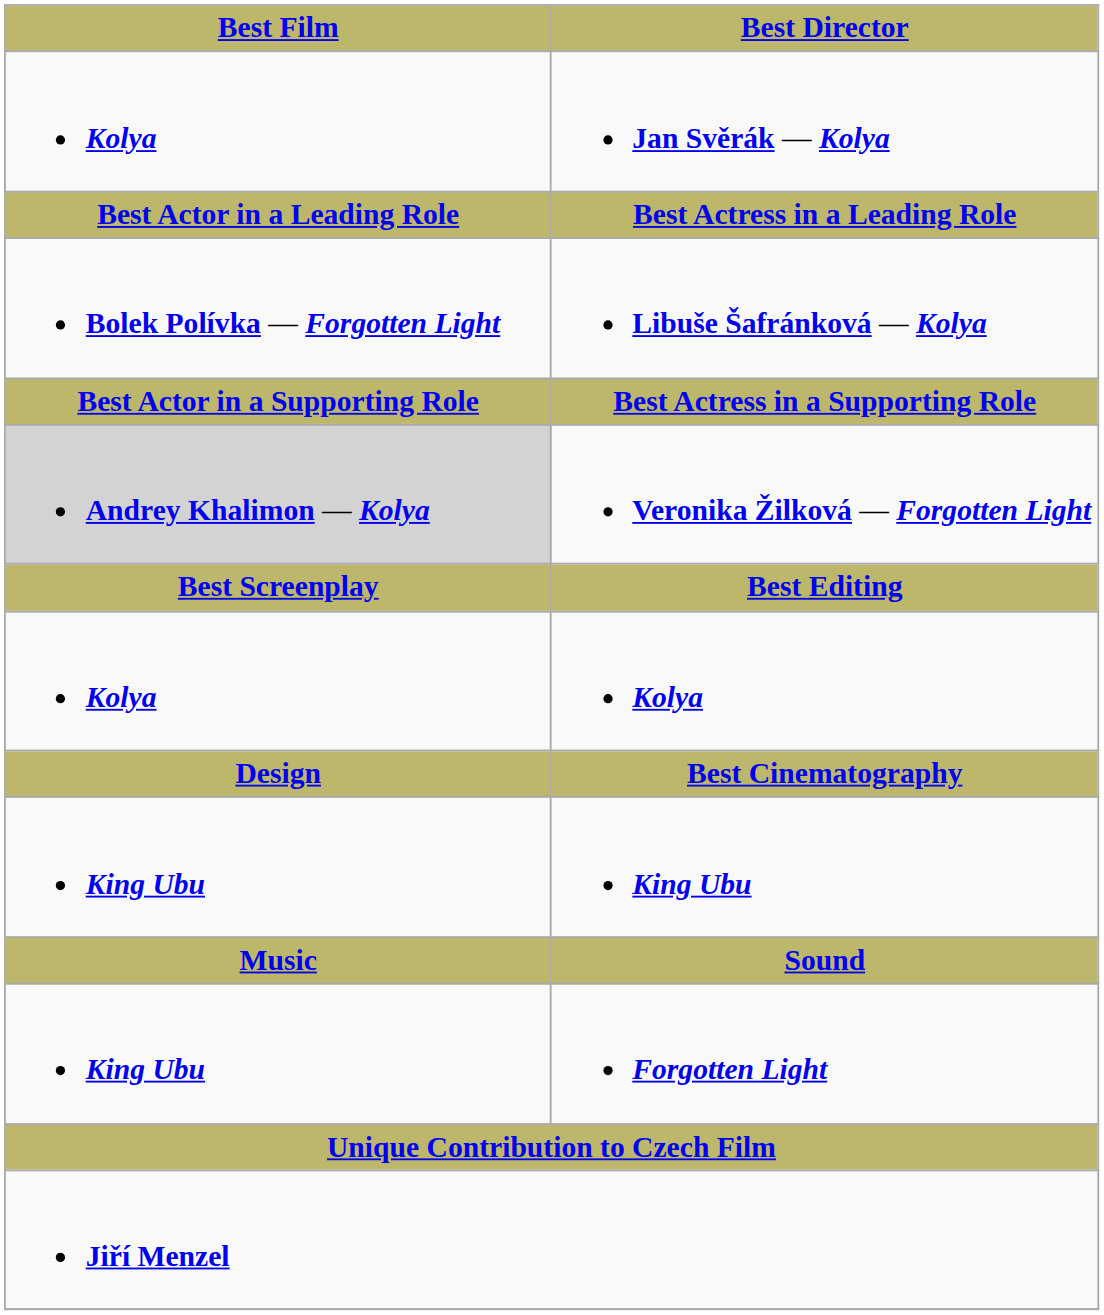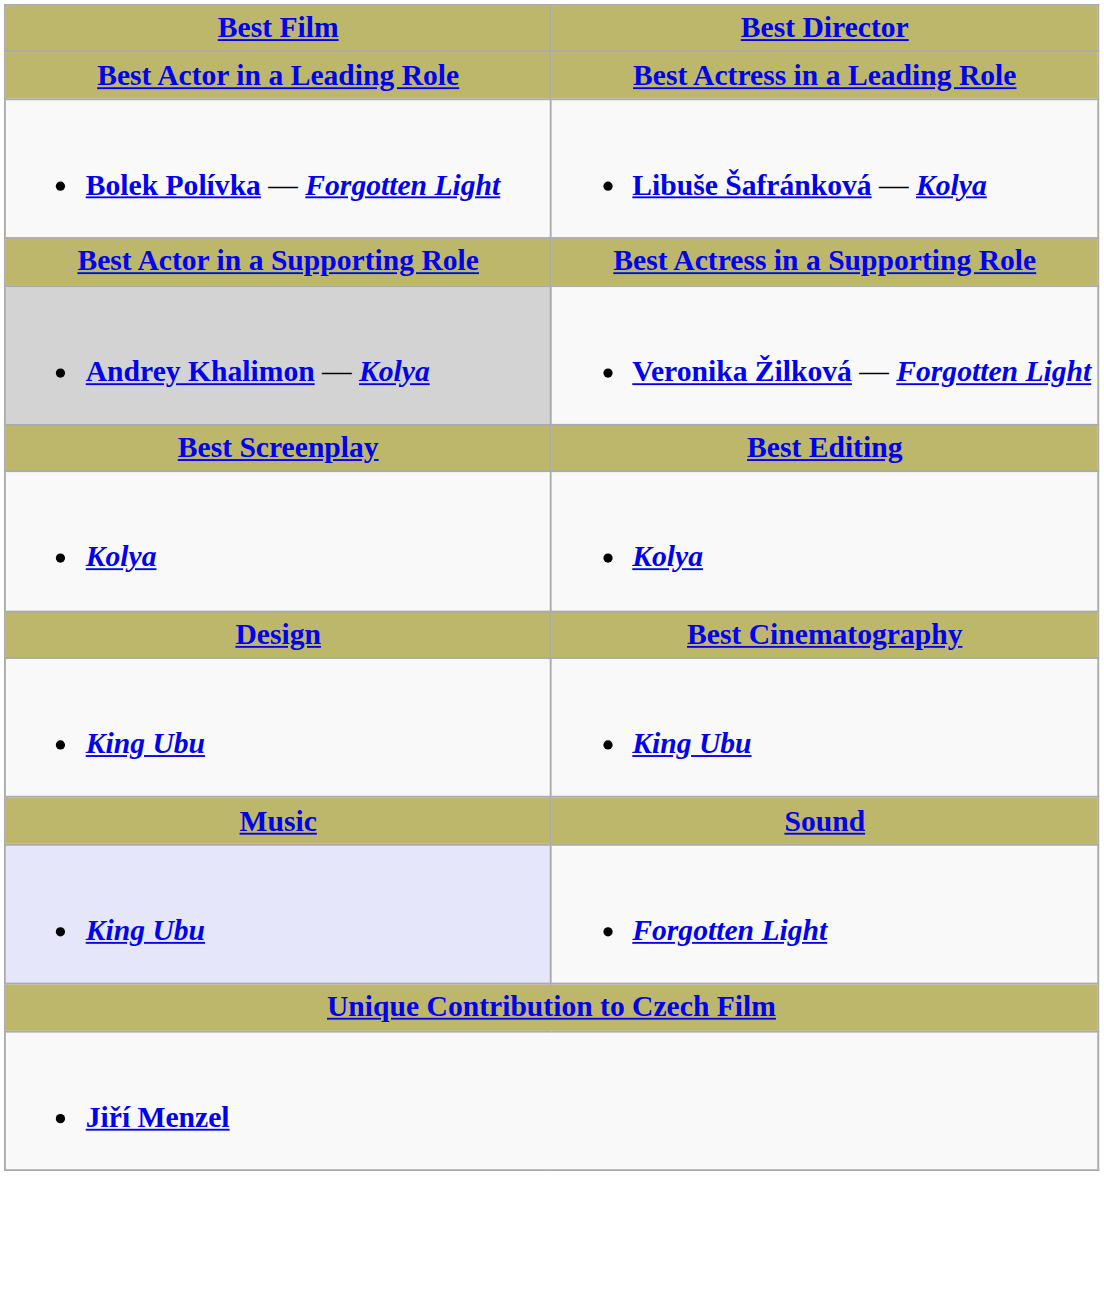- row: (825, 138)
(278, 1070) no background -> (278, 931) lavender background
